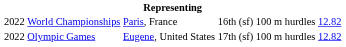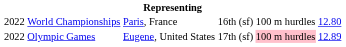(330, 22) 12.82 -> (330, 22) 12.80
(286, 36) no background -> (286, 36) pink background
(330, 36) 12.82 -> (330, 36) 12.89
